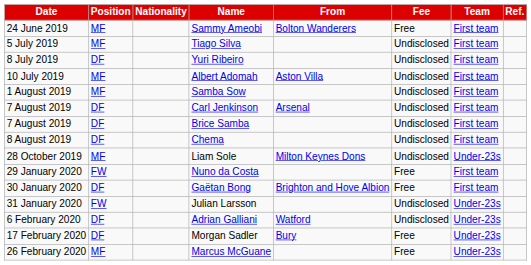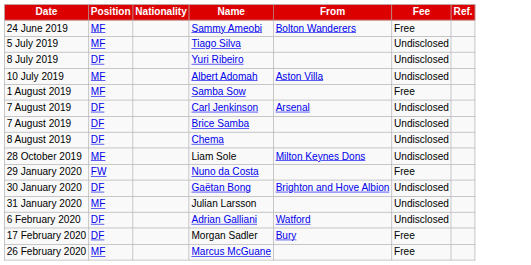- column: (477, 12)
(422, 92) Undisclosed -> (404, 92) Free
(404, 188) Free -> (422, 188) Undisclosed
(99, 204) FW -> (98, 204) MF
